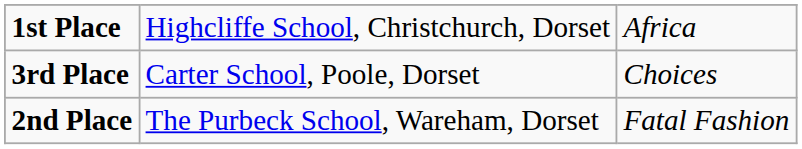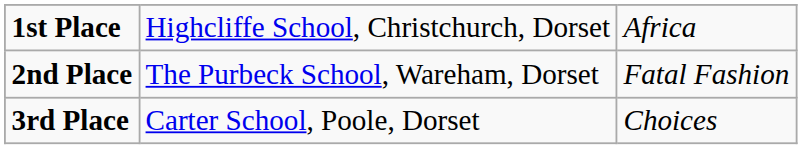rows swapped: (72, 119) <-> (70, 73)
